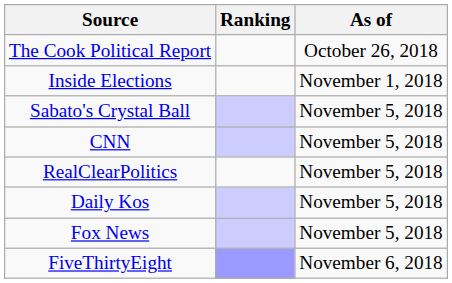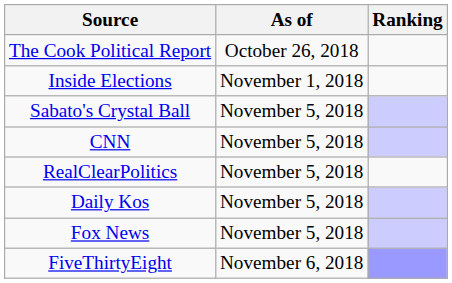columns swapped: (255, 19) <-> (371, 19)
